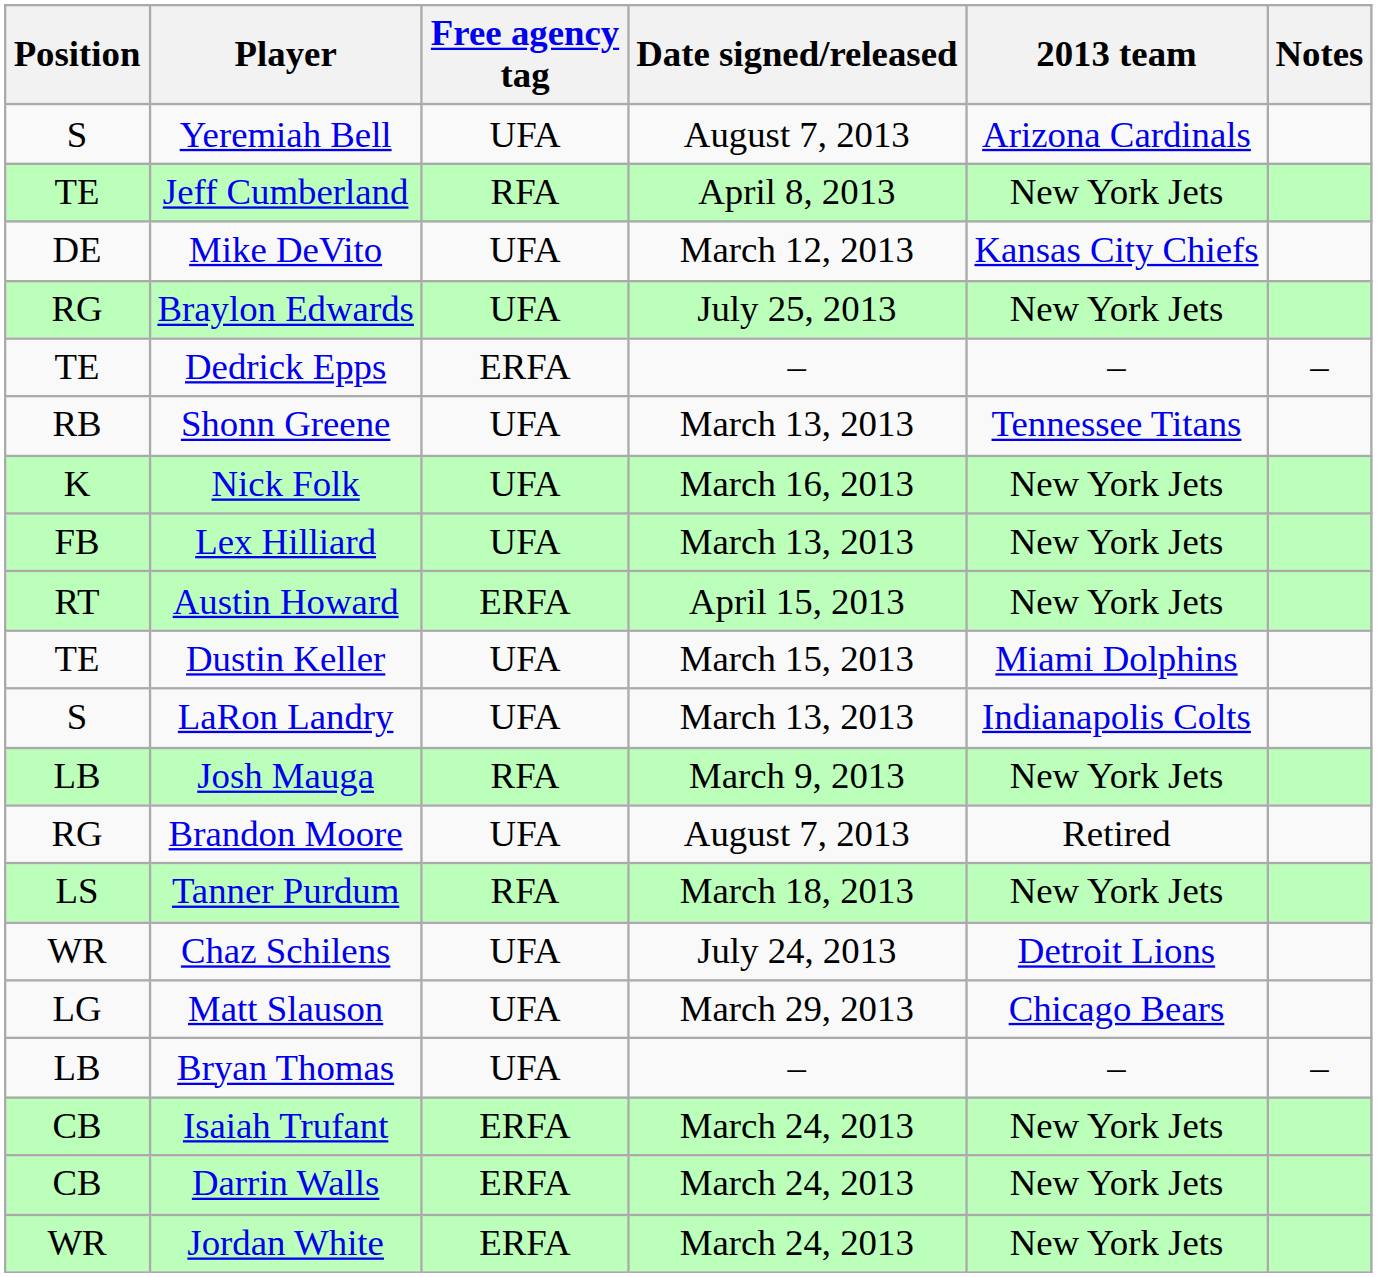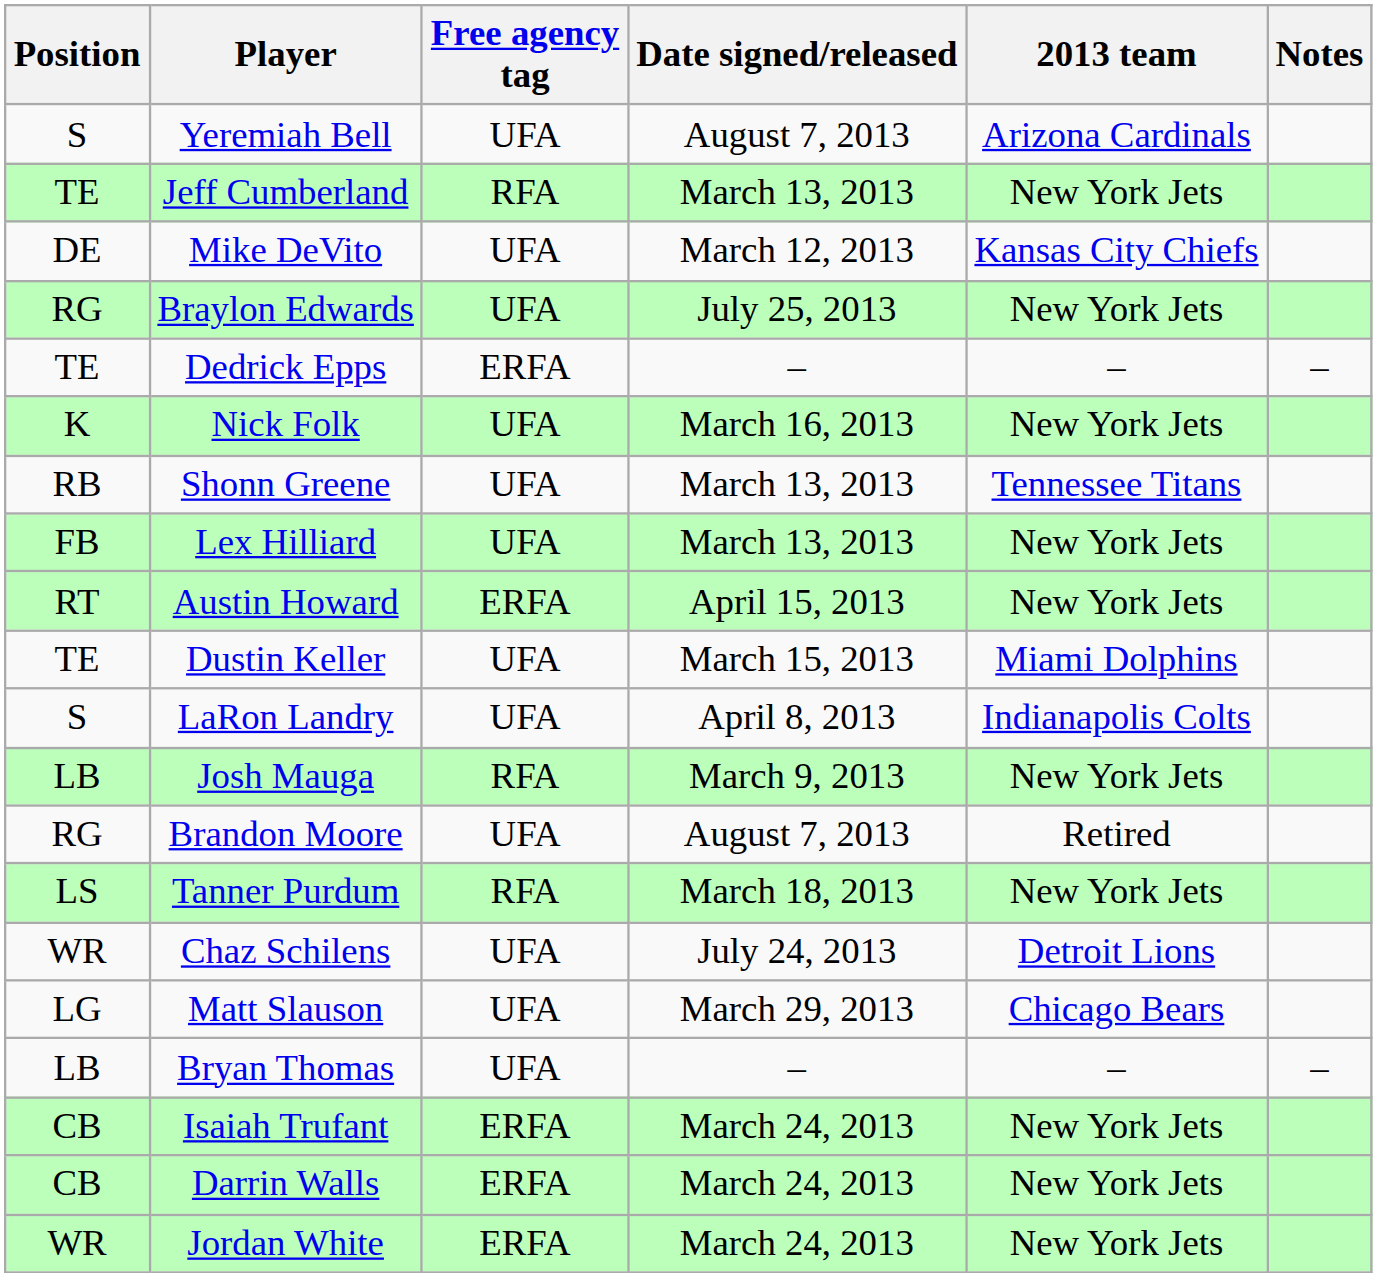(797, 191) April 8, 2013 -> (797, 191) March 13, 2013
rows swapped: (286, 483) <-> (286, 425)
(797, 717) March 13, 2013 -> (797, 717) April 8, 2013
